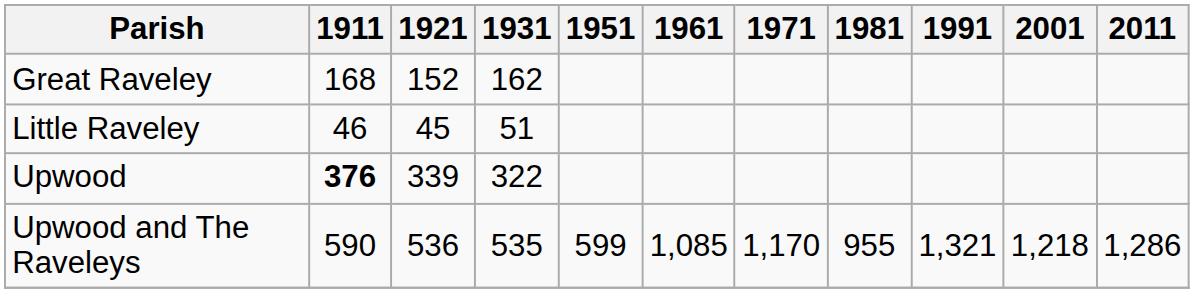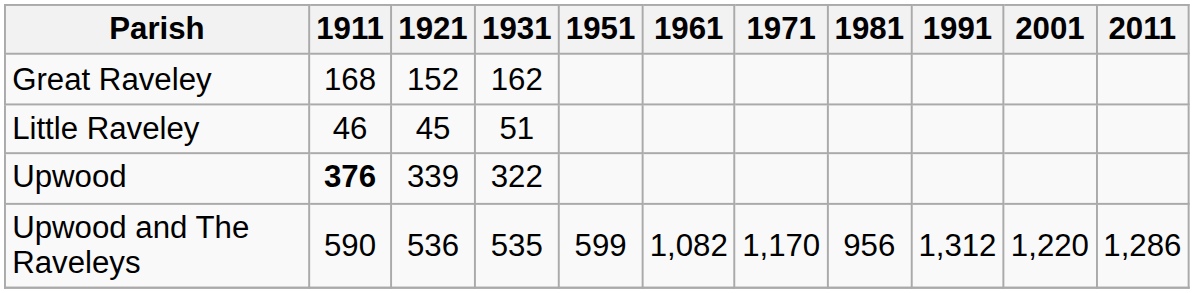(689, 244) 1,085 -> (689, 244) 1,082
(869, 244) 955 -> (869, 244) 956
(957, 244) 1,321 -> (957, 244) 1,312
(1050, 244) 1,218 -> (1050, 244) 1,220
